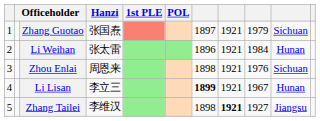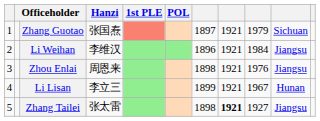(105, 49) 张太雷 -> (105, 49) 李维汉
(291, 50) Hunan -> (291, 50) Jiangsu
(291, 69) Sichuan -> (291, 69) Jiangsu
(205, 88) bold -> (205, 88) normal
(105, 106) 李维汉 -> (105, 106) 张太雷
